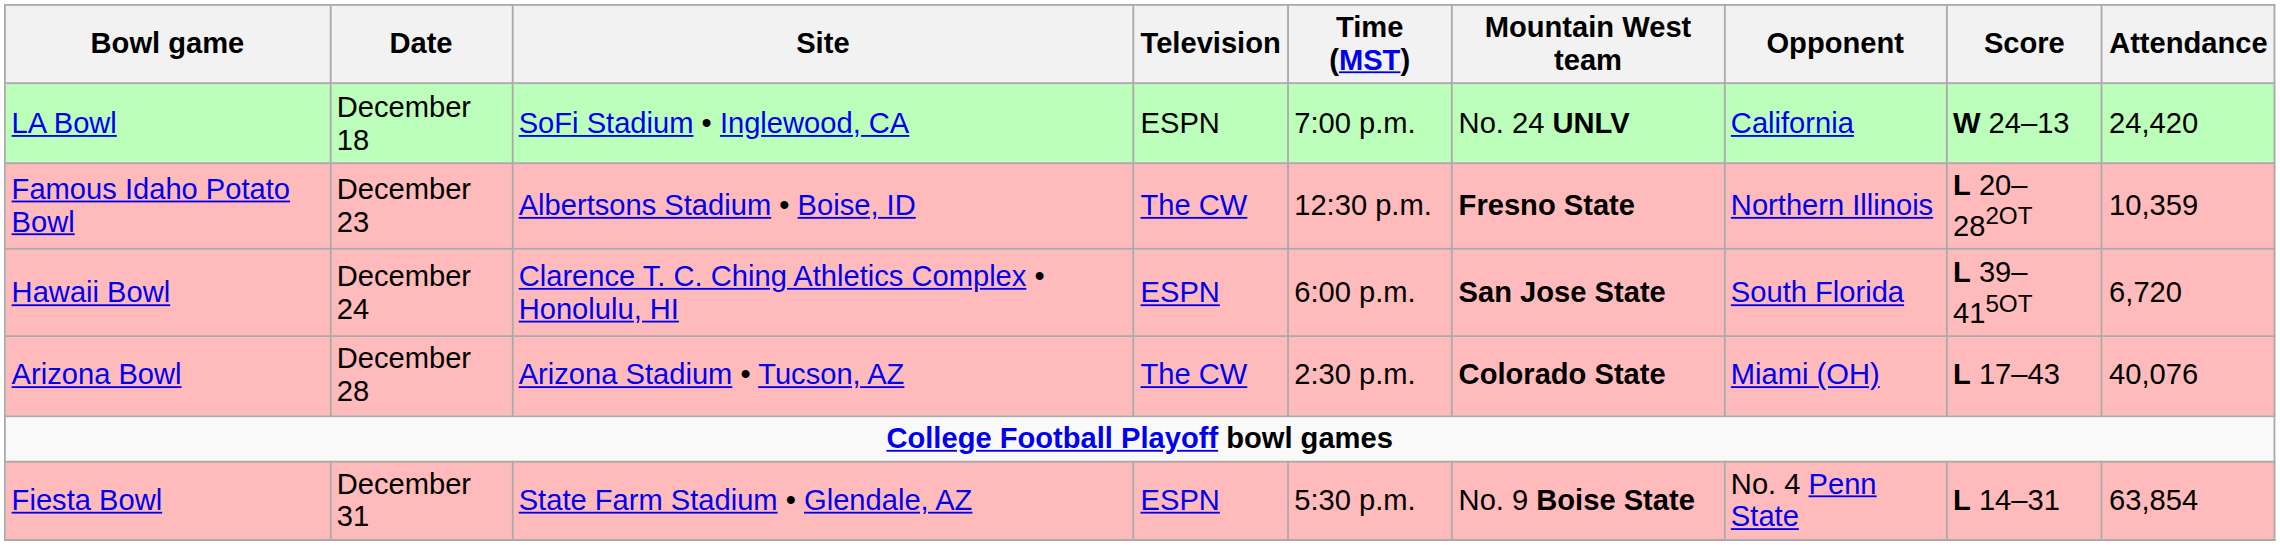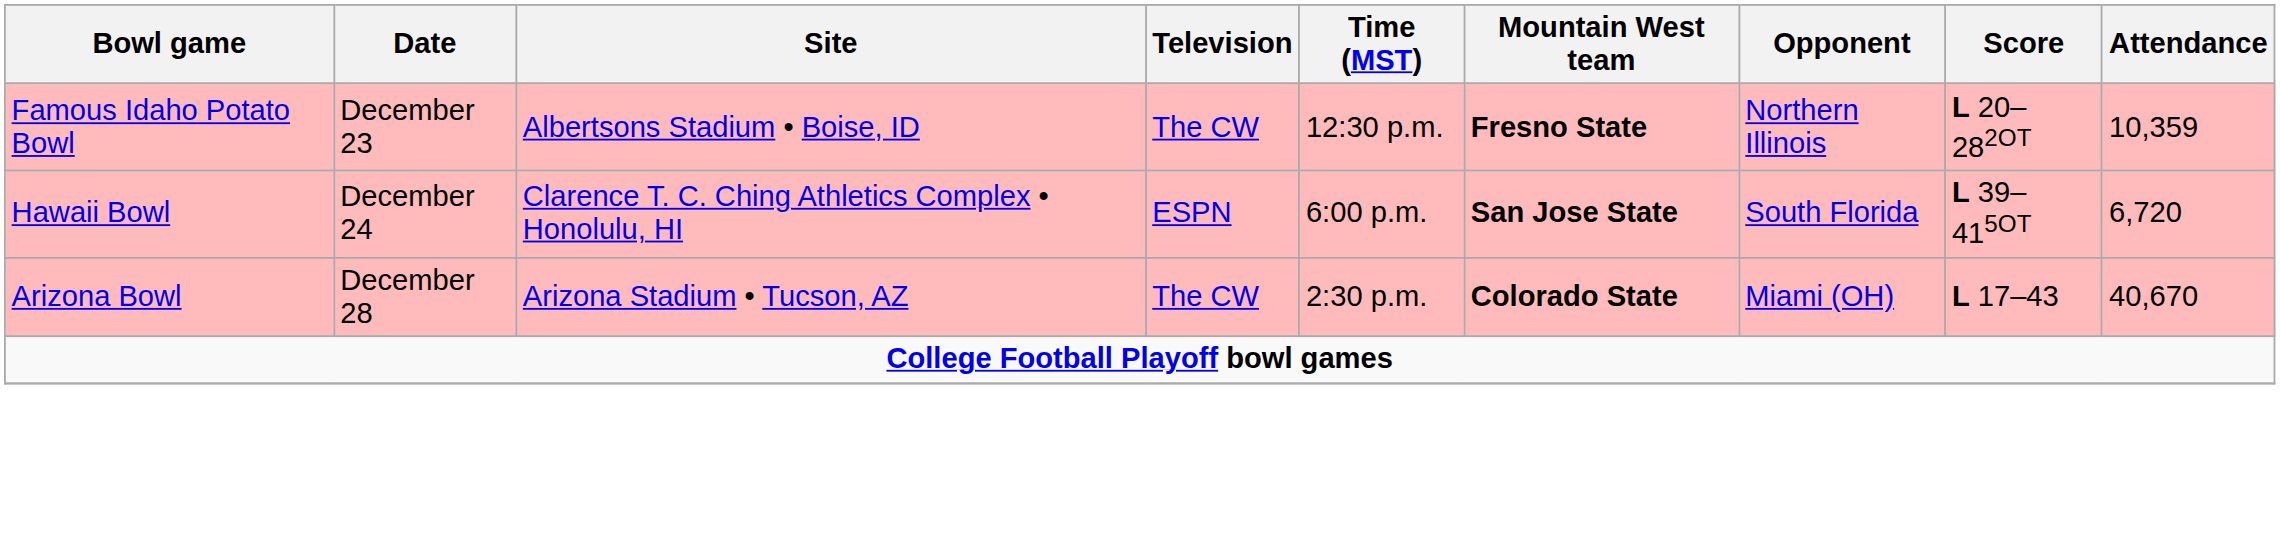- row: (64, 122)
(2154, 375) 40,076 -> (2154, 296) 40,670
- row: (87, 500)
